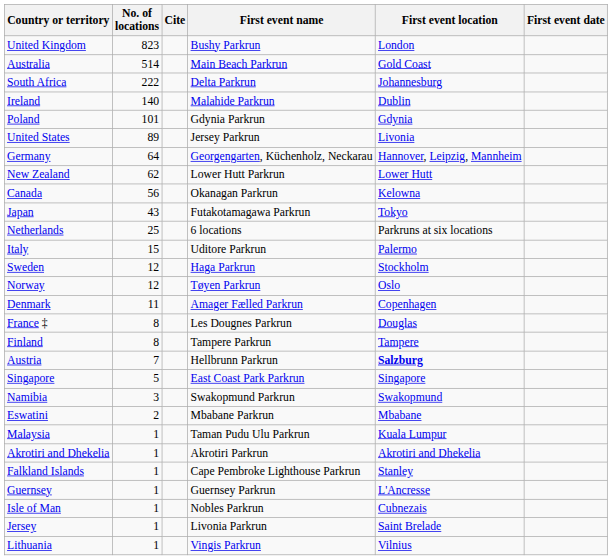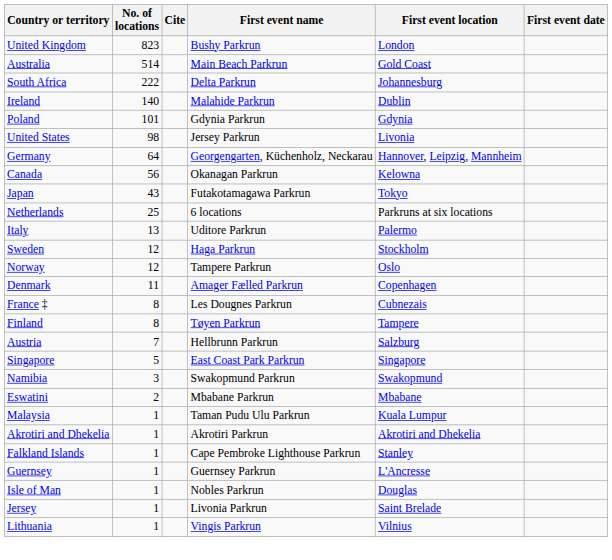(153, 138) 89 -> (153, 138) 98
- row: (38, 175)
(153, 249) 15 -> (153, 230) 13
(225, 286) Tøyen Parkrun -> (231, 267) Tampere Parkrun
(397, 323) Douglas -> (402, 304) Cubnezais
(231, 341) Tampere Parkrun -> (225, 323) Tøyen Parkrun
(400, 360) bold -> (399, 341) normal
(402, 508) Cubnezais -> (397, 489) Douglas
